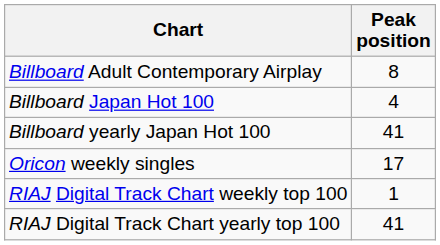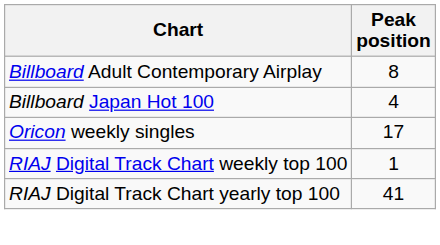- row: (140, 132)
